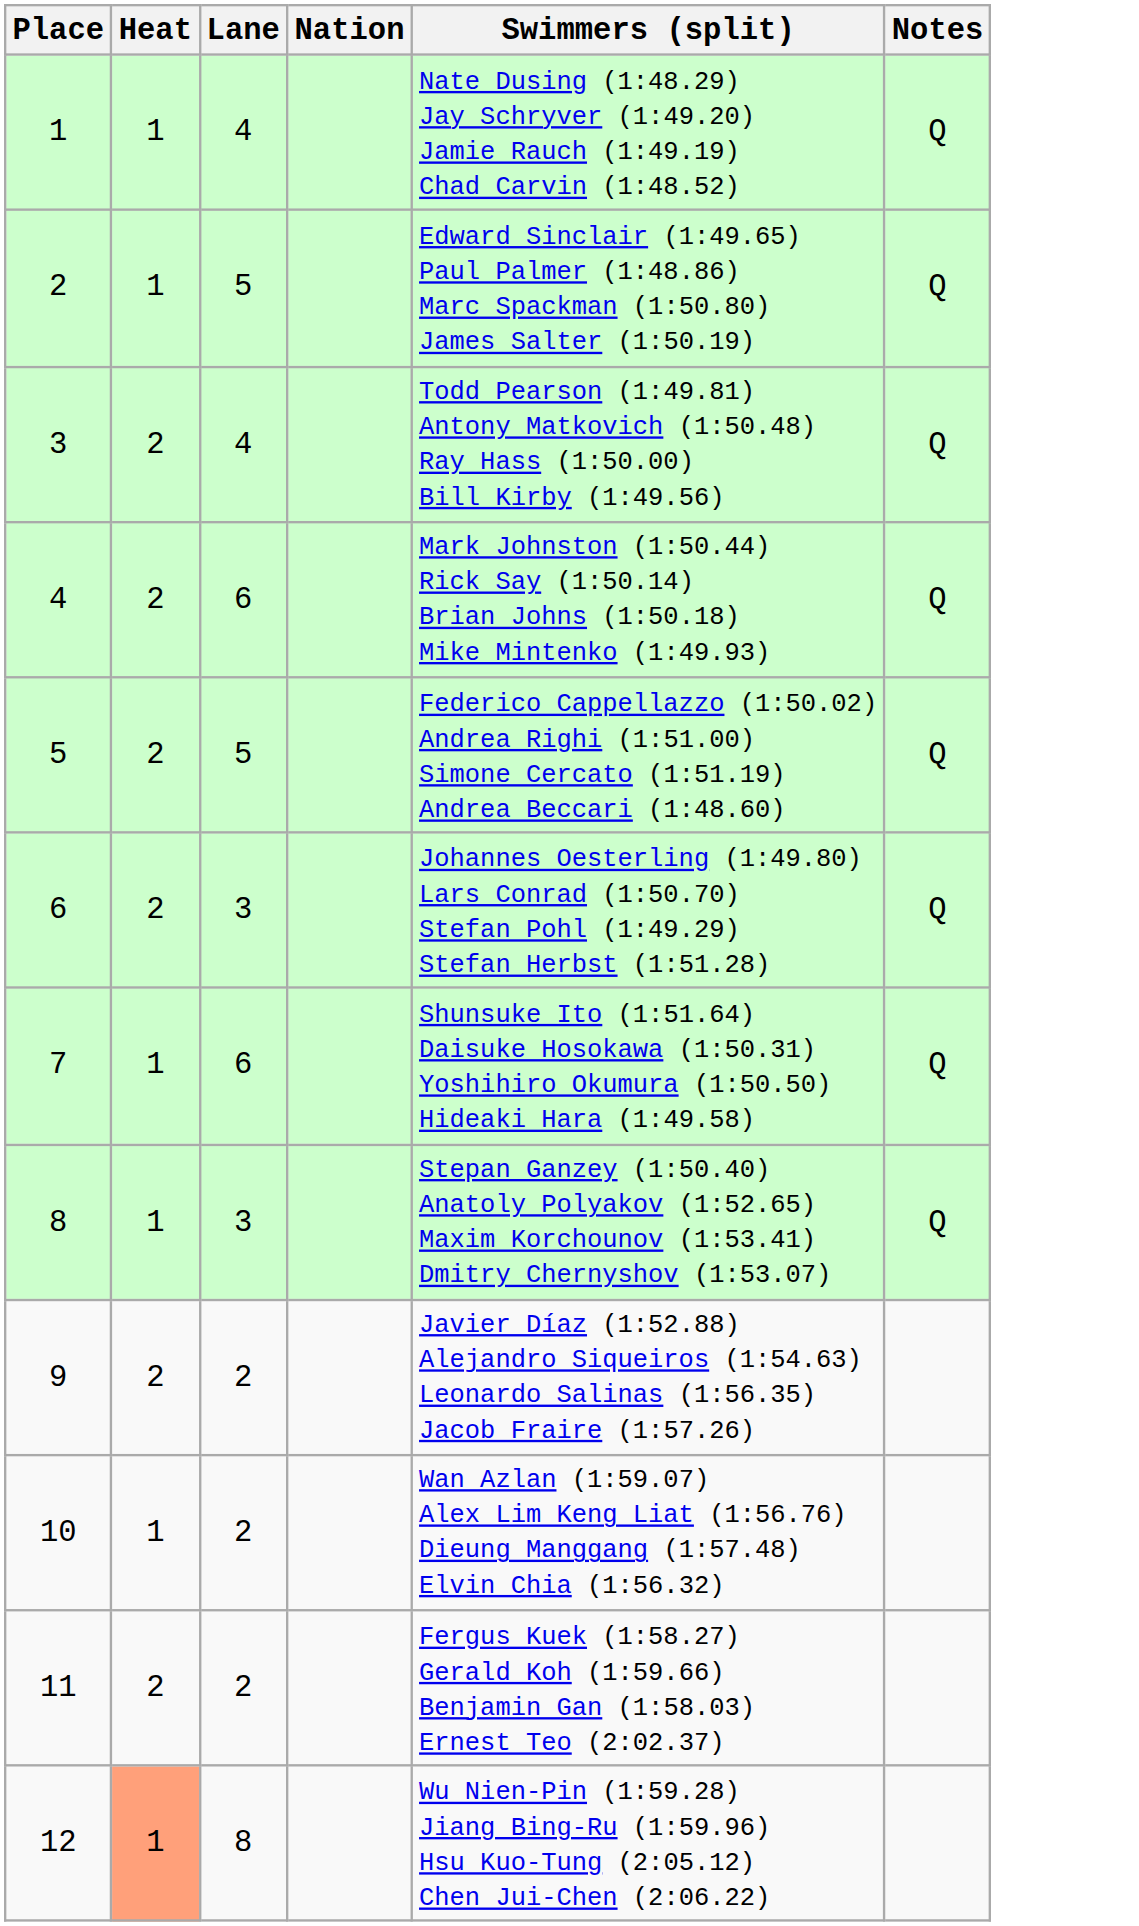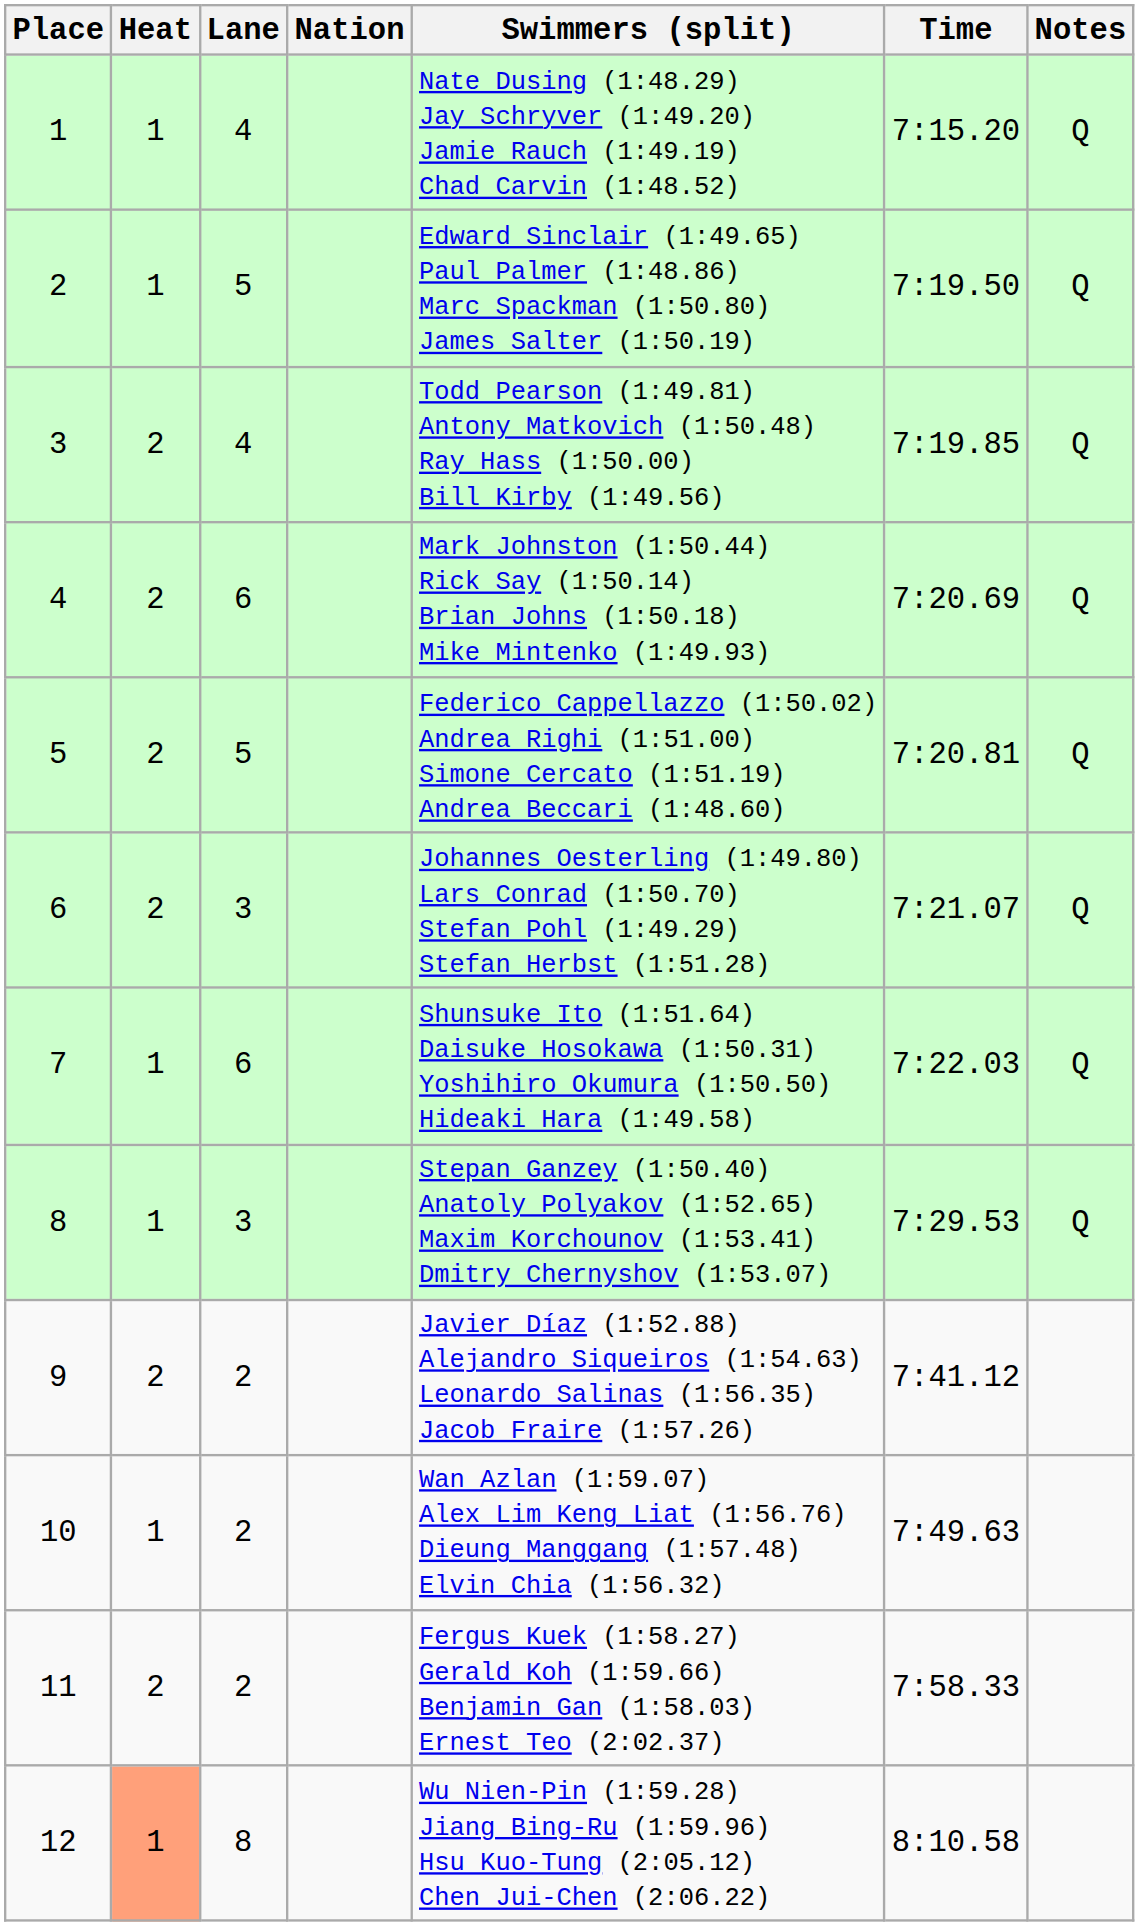+ column: (956, 30)
